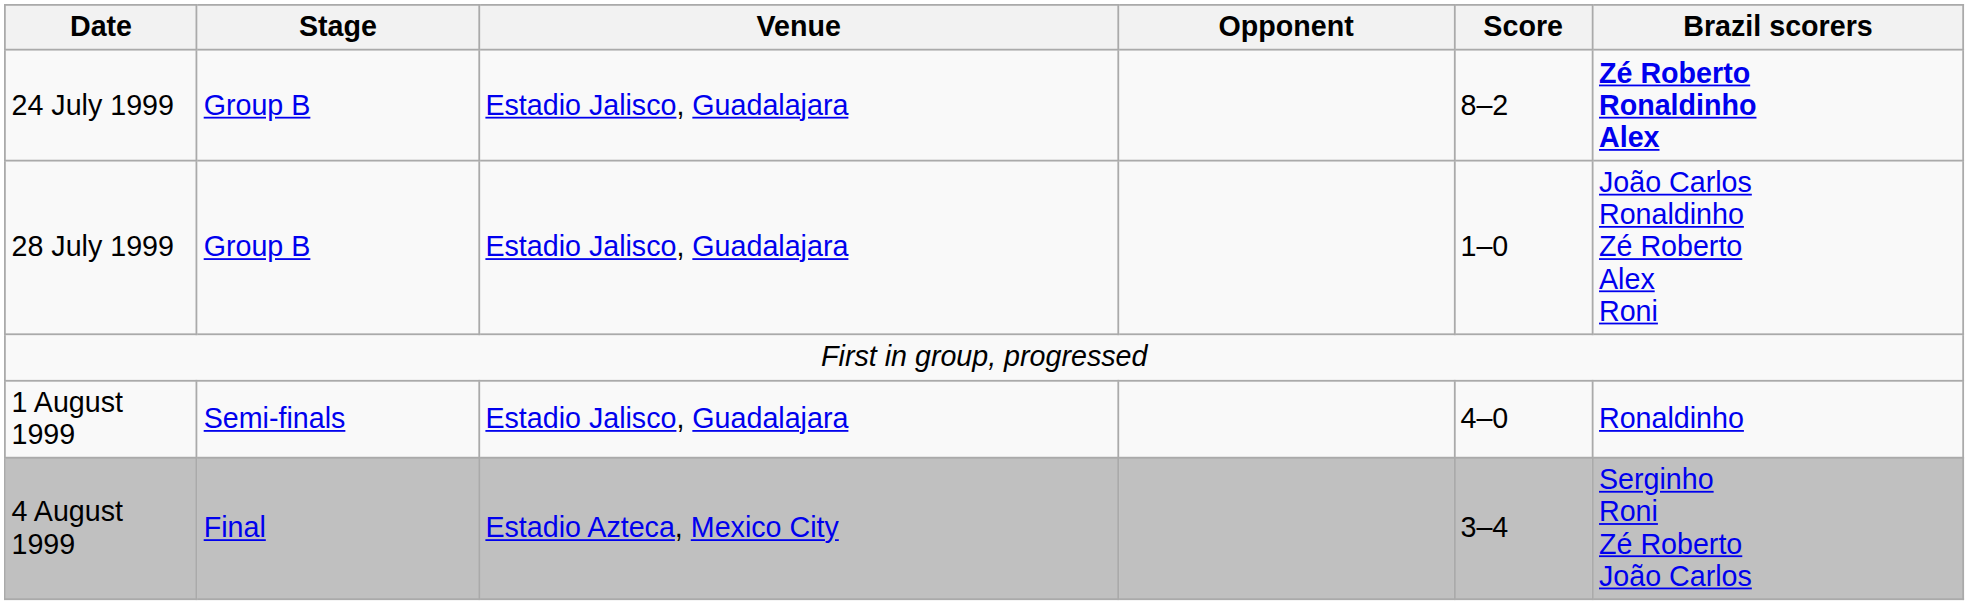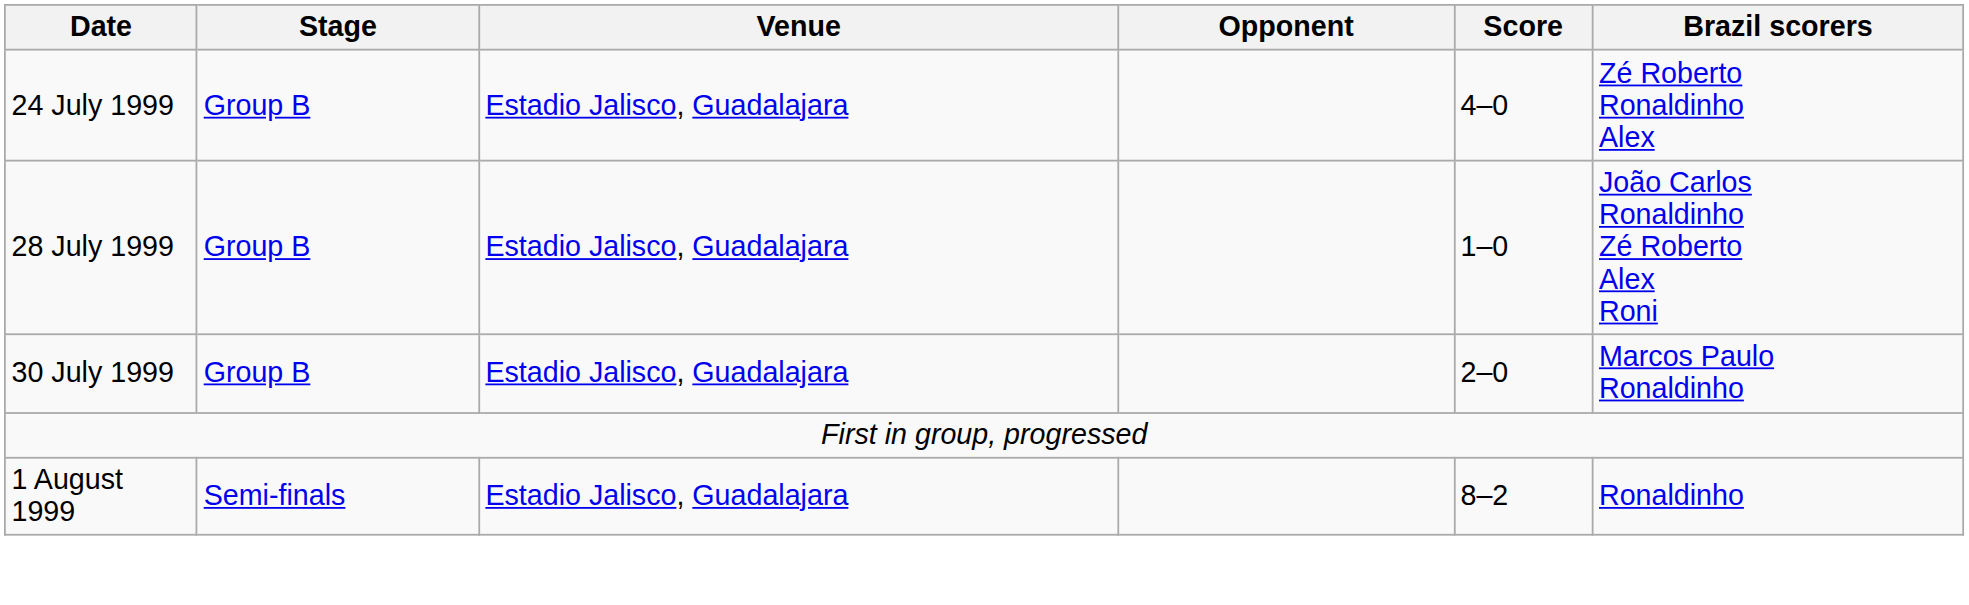(1484, 104) 8–2 -> (1484, 104) 4–0
(1678, 104) bold -> (1671, 104) normal
+ row: (93, 372)
(1484, 418) 4–0 -> (1484, 495) 8–2
- row: (67, 528)
